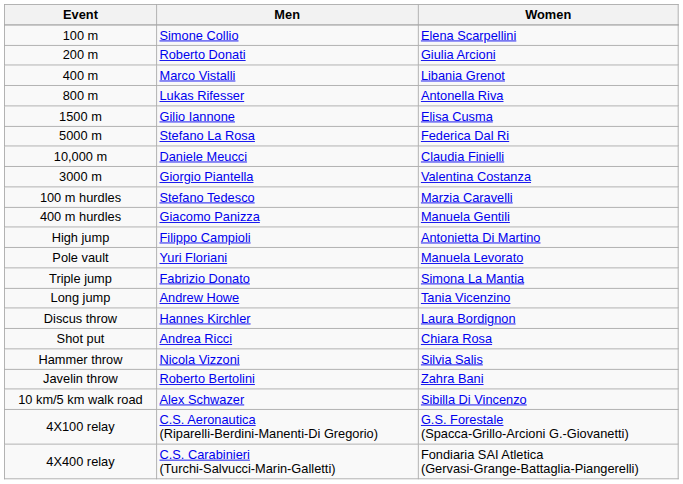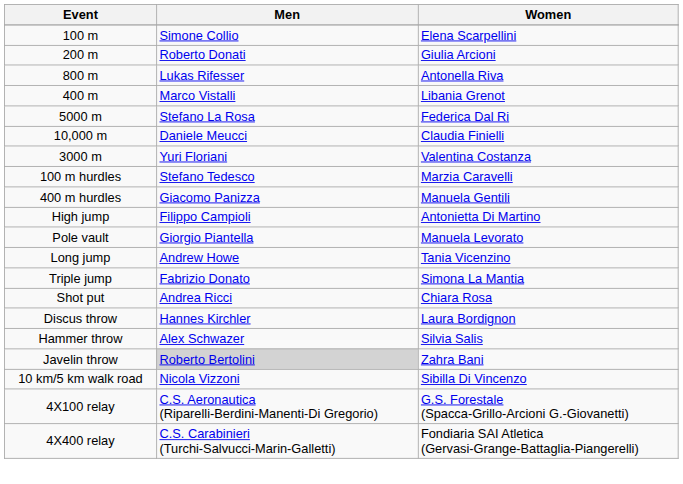rows swapped: (80, 76) <-> (80, 96)
- row: (80, 116)
(206, 177) Giorgio Piantella -> (193, 157) Yuri Floriani
(193, 258) Yuri Floriani -> (206, 238) Giorgio Piantella
rows swapped: (80, 298) <-> (80, 278)
rows swapped: (80, 339) <-> (80, 319)
(200, 359) Nicola Vizzoni -> (202, 339) Alex Schwazer
(207, 379) no background -> (207, 359) lightgrey background
(202, 400) Alex Schwazer -> (200, 379) Nicola Vizzoni
